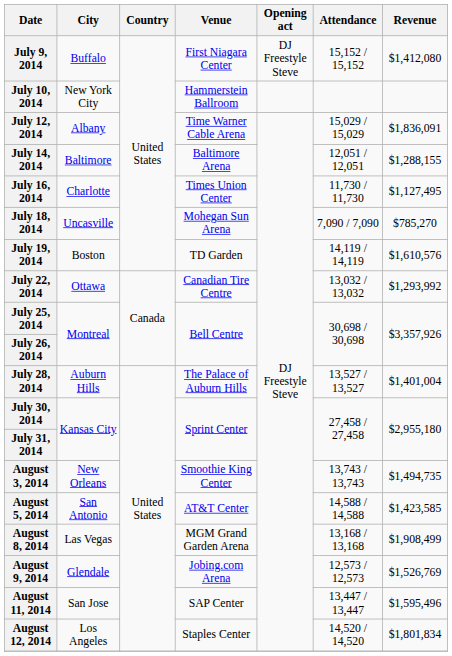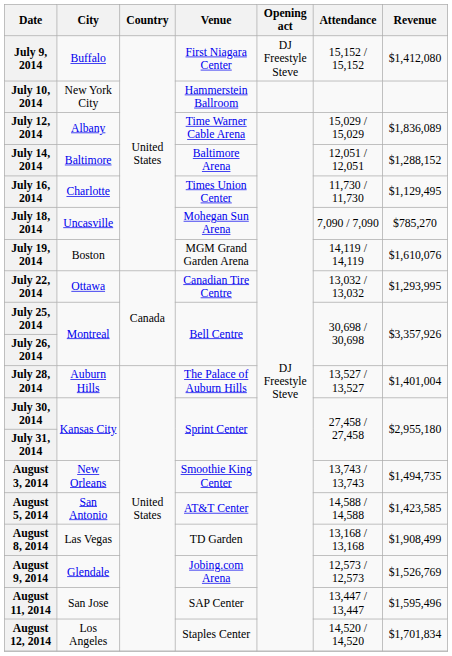(415, 128) $1,836,091 -> (415, 128) $1,836,089
(415, 160) $1,288,155 -> (415, 160) $1,288,152
(415, 191) $1,127,495 -> (415, 191) $1,129,495
(216, 255) TD Garden -> (216, 255) MGM Grand Garden Arena
(415, 255) $1,610,576 -> (415, 255) $1,610,076
(415, 286) $1,293,992 -> (415, 286) $1,293,995
(216, 540) MGM Grand Garden Arena -> (216, 540) TD Garden
(415, 635) $1,801,834 -> (415, 635) $1,701,834
